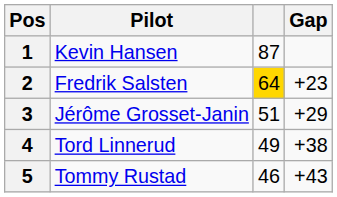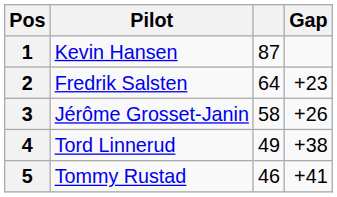(269, 83) gold background -> (269, 83) no background
(269, 114) 51 -> (269, 114) 58
(311, 114) +29 -> (311, 114) +26
(311, 177) +43 -> (311, 177) +41
